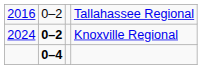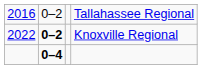(21, 34) 2024 -> (21, 34) 2022
